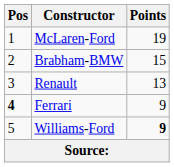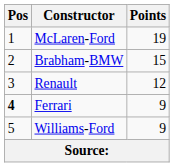(159, 83) 13 -> (159, 83) 12
(163, 128) bold -> (163, 128) normal
